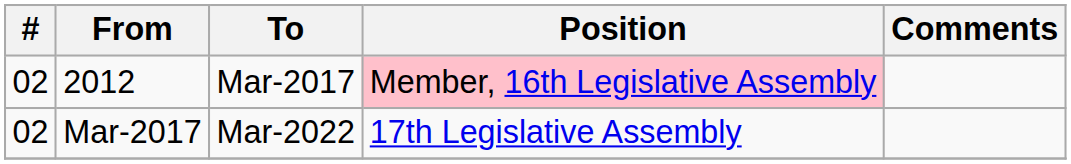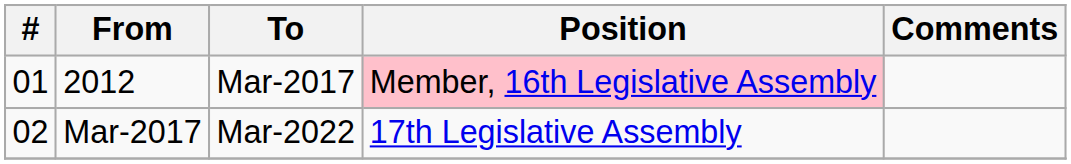(30, 81) 02 -> (30, 81) 01
